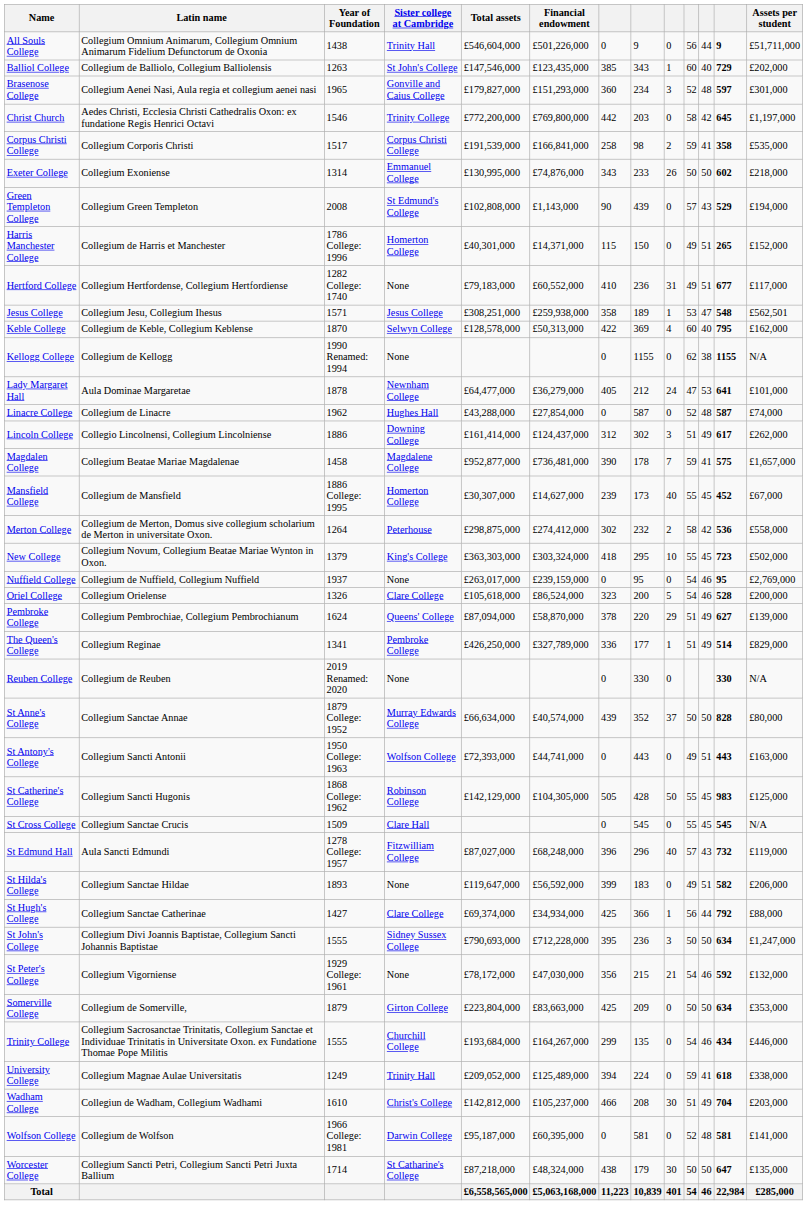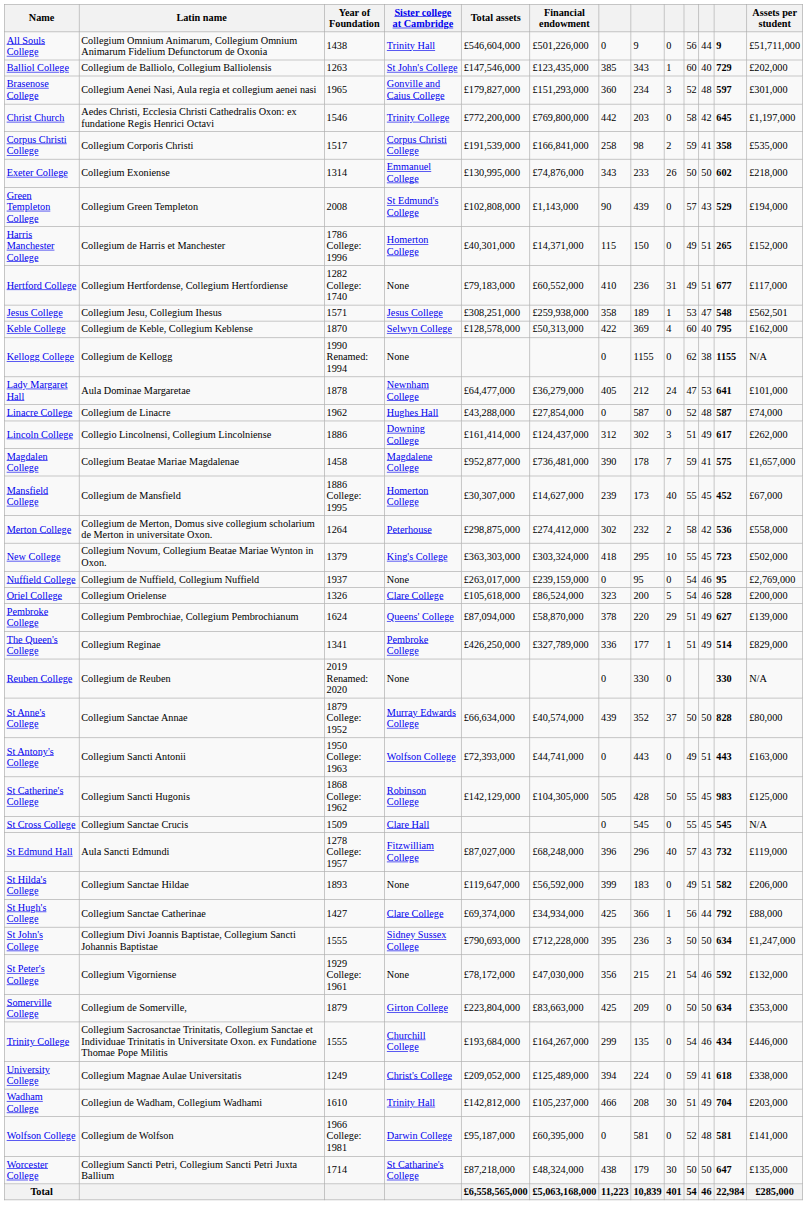(411, 1075) Trinity Hall -> (420, 1075) Christ's College
(420, 1103) Christ's College -> (411, 1103) Trinity Hall
